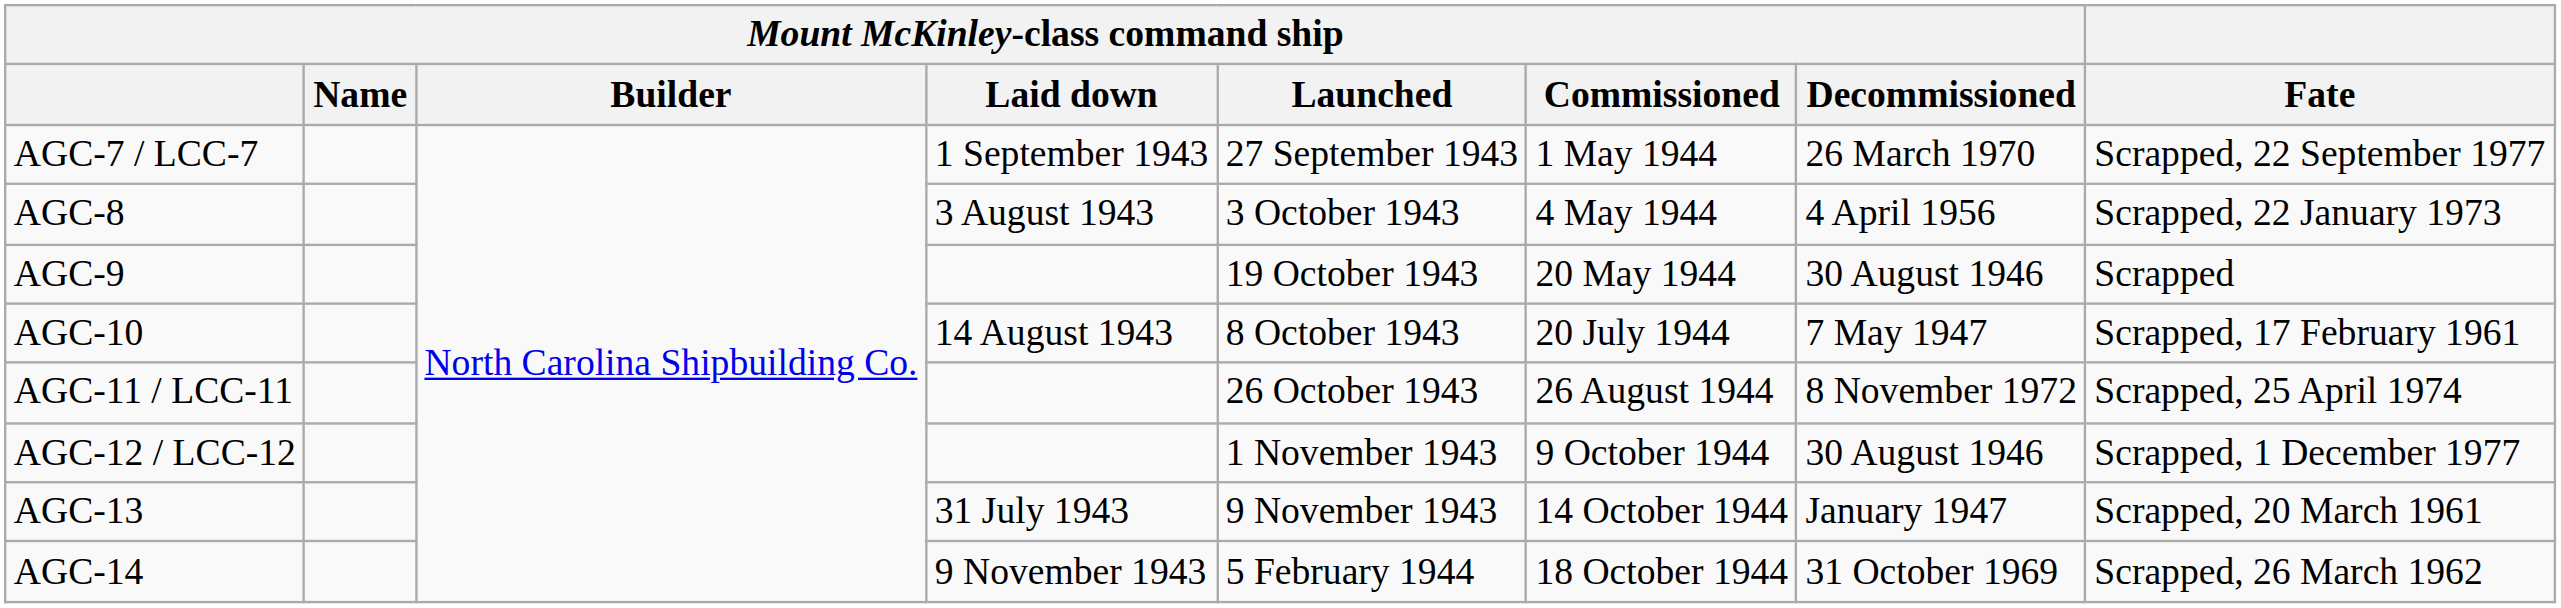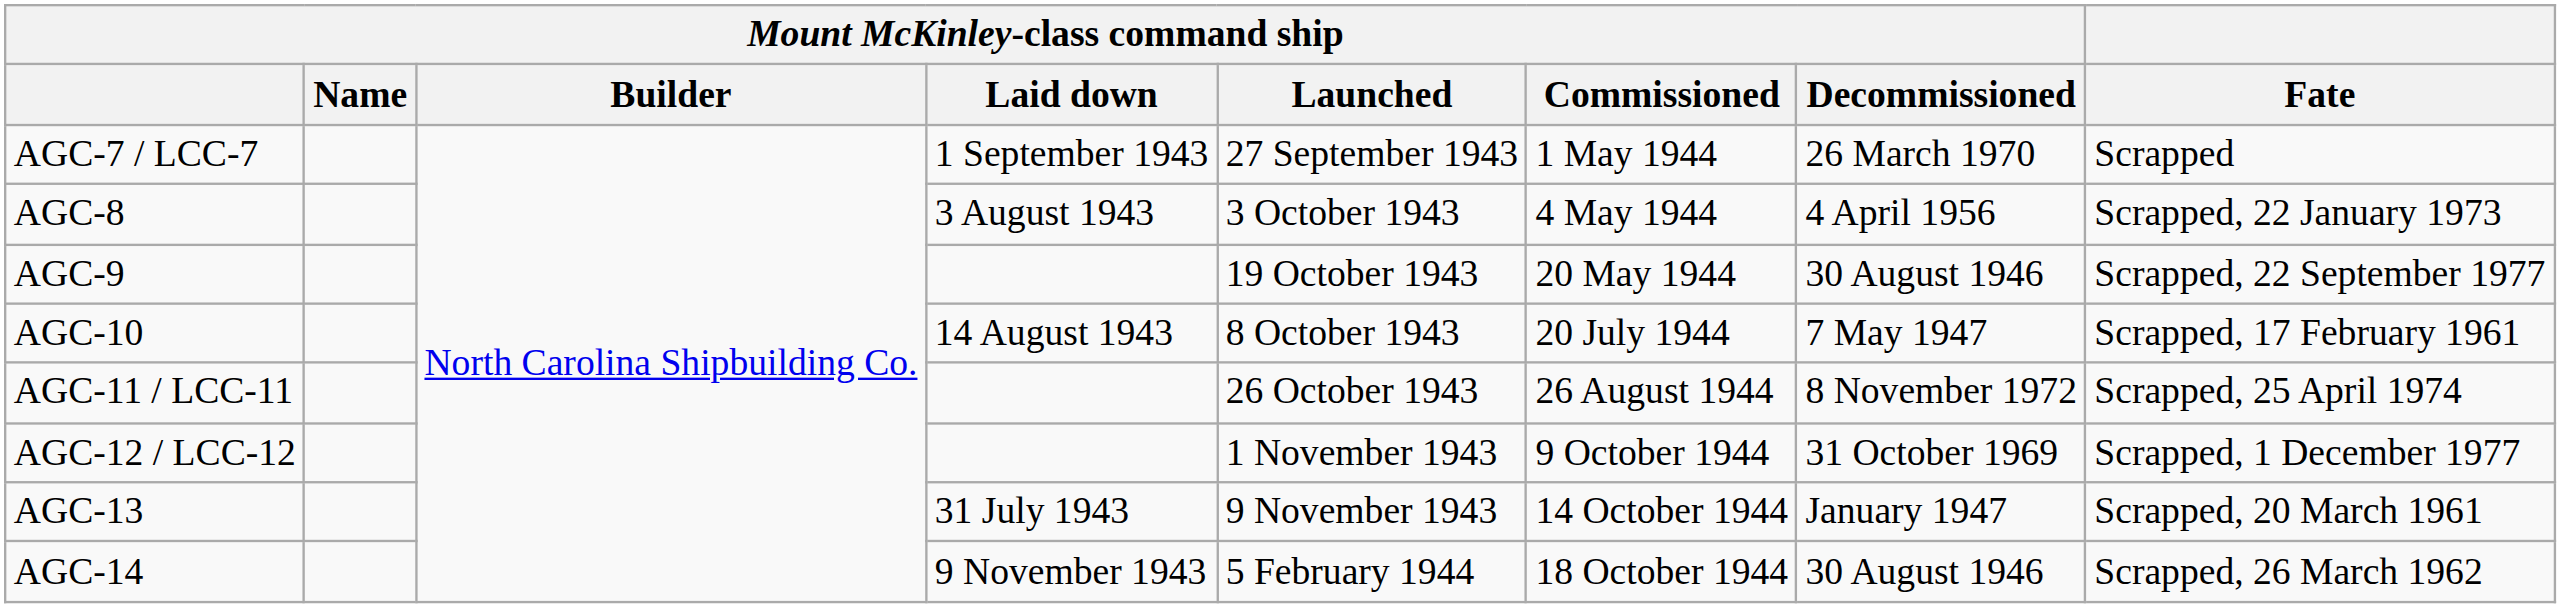(2320, 153) Scrapped, 22 September 1977 -> (2164, 153) Scrapped
(2164, 272) Scrapped -> (2320, 272) Scrapped, 22 September 1977
(1925, 451) 30 August 1946 -> (1932, 451) 31 October 1969
(1932, 570) 31 October 1969 -> (1925, 570) 30 August 1946
